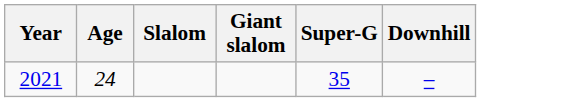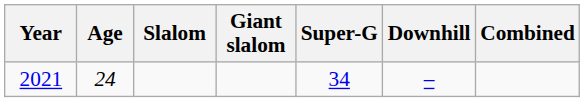+ column: (528, 33)
(339, 79) 35 -> (339, 79) 34
